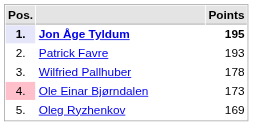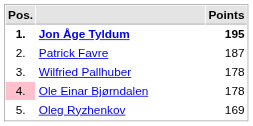(21, 34) lavender background -> (21, 34) no background
(235, 53) 193 -> (235, 53) 187
(235, 91) 173 -> (235, 91) 178
